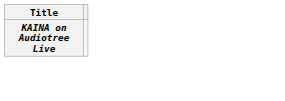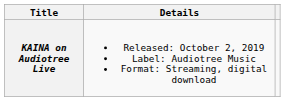+ column: (180, 12)
